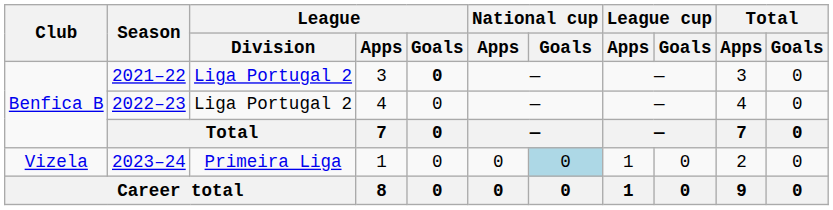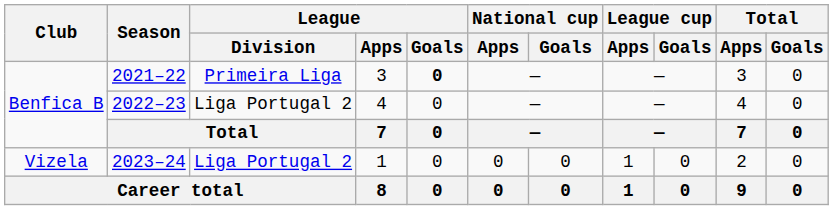(273, 76) Liga Portugal 2 -> (273, 76) Primeira Liga
(273, 162) Primeira Liga -> (273, 162) Liga Portugal 2
(566, 162) lightblue background -> (566, 162) no background
